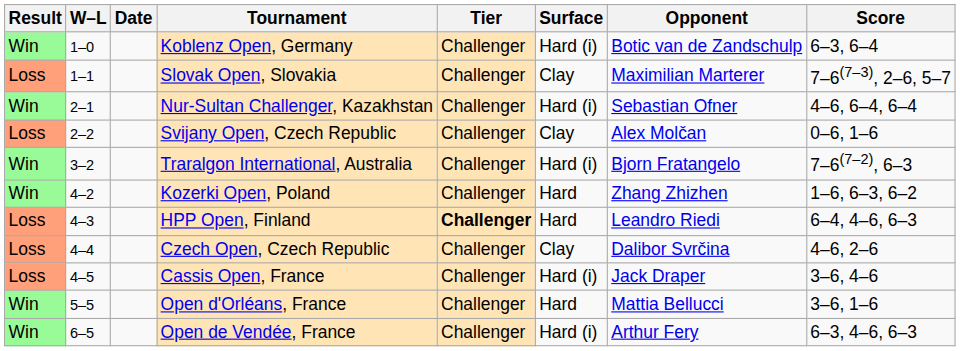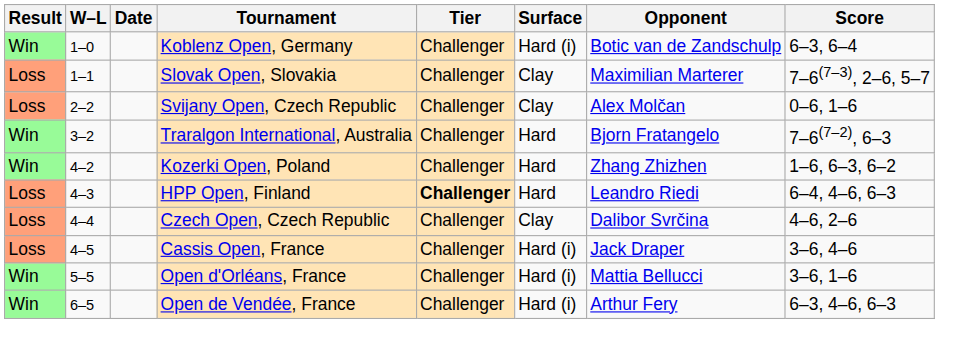- row: (297, 106)
(568, 163) Hard (i) -> (537, 136) Hard
(558, 304) Hard -> (547, 276) Hard (i)
